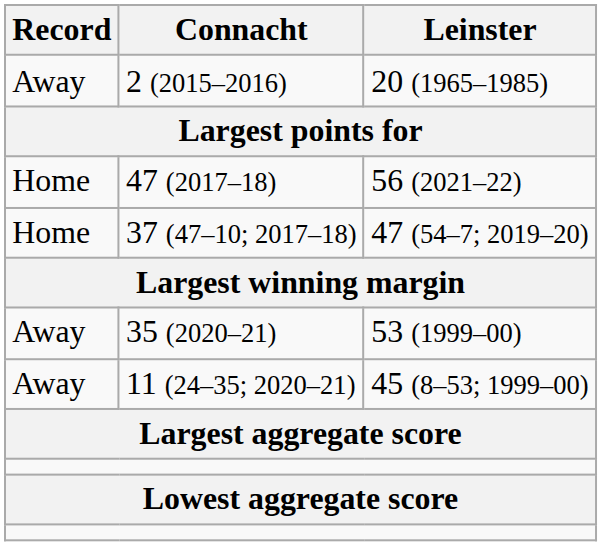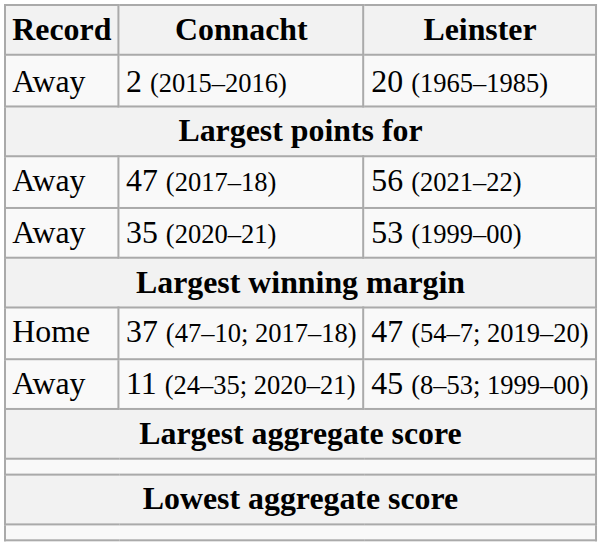(51, 181) Home -> (49, 181) Away
rows swapped: (201, 332) <-> (241, 231)
